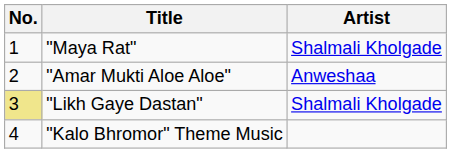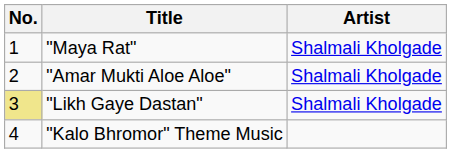(333, 76) Anweshaa -> (366, 76) Shalmali Kholgade
